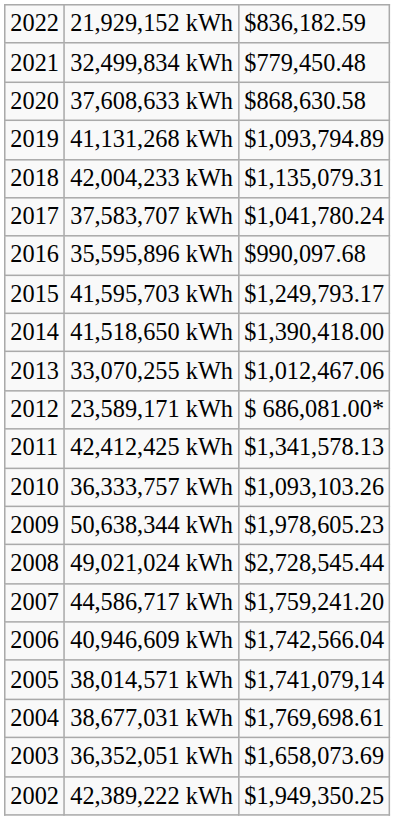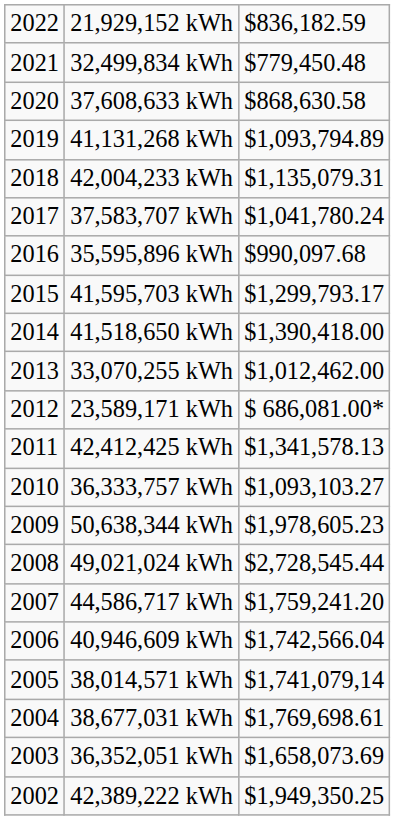(314, 293) $1,249,793.17 -> (314, 293) $1,299,793.17
(314, 370) $1,012,467.06 -> (314, 370) $1,012,462.00
(314, 486) $1,093,103.26 -> (314, 486) $1,093,103.27
